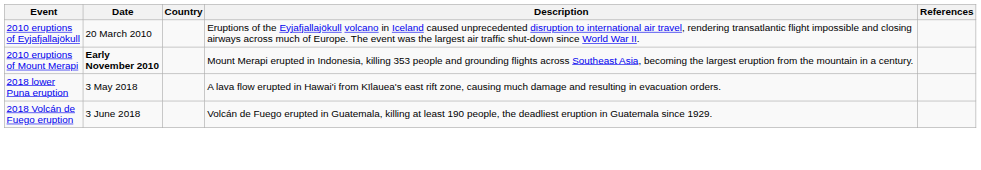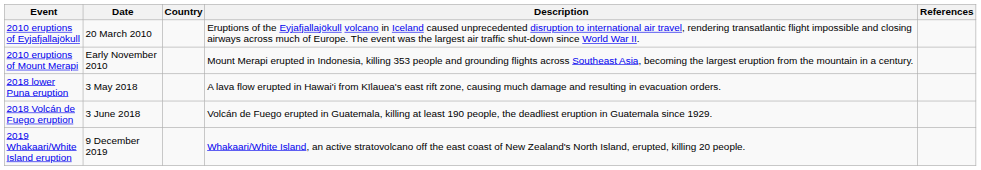(122, 60) bold -> (121, 60) normal
+ row: (42, 146)
